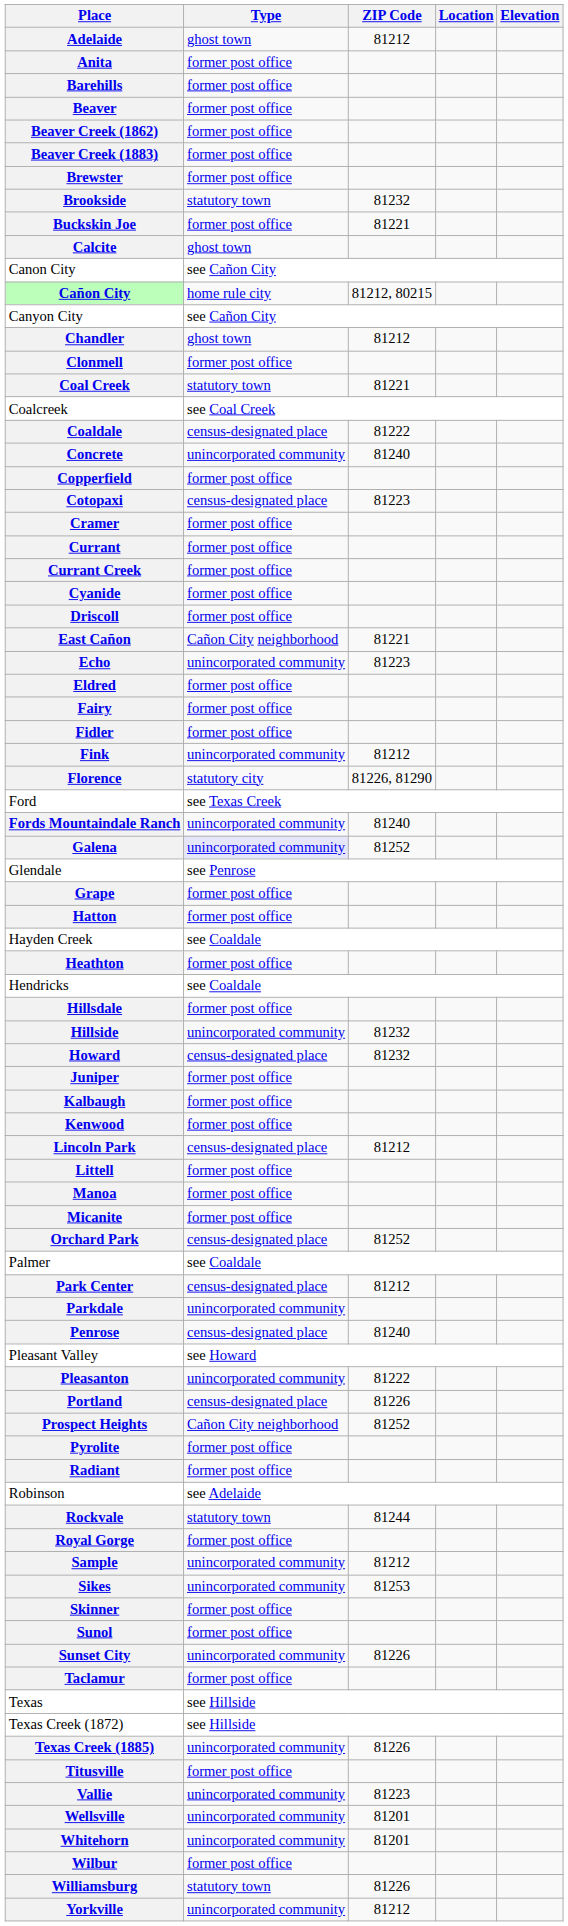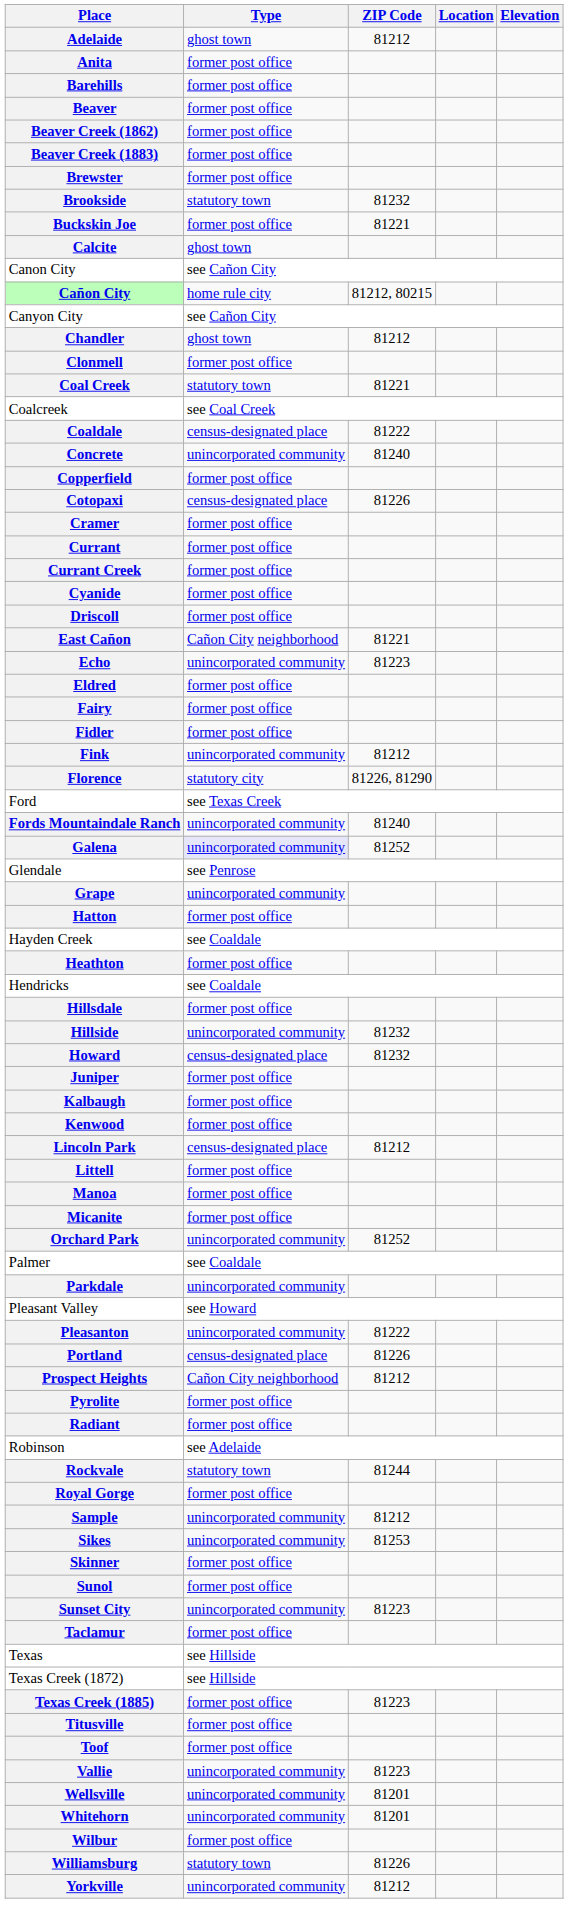(392, 500) 81223 -> (392, 500) 81226
(239, 893) former post office -> (266, 893) unincorporated community
(257, 1239) census-designated place -> (266, 1239) unincorporated community
- row: (95, 1286)
- row: (95, 1332)
(392, 1424) 81252 -> (392, 1378) 81212
(392, 1655) 81226 -> (392, 1609) 81223
(266, 1747) unincorporated community -> (239, 1701) former post office
(392, 1747) 81226 -> (392, 1701) 81223
+ row: (95, 1747)
